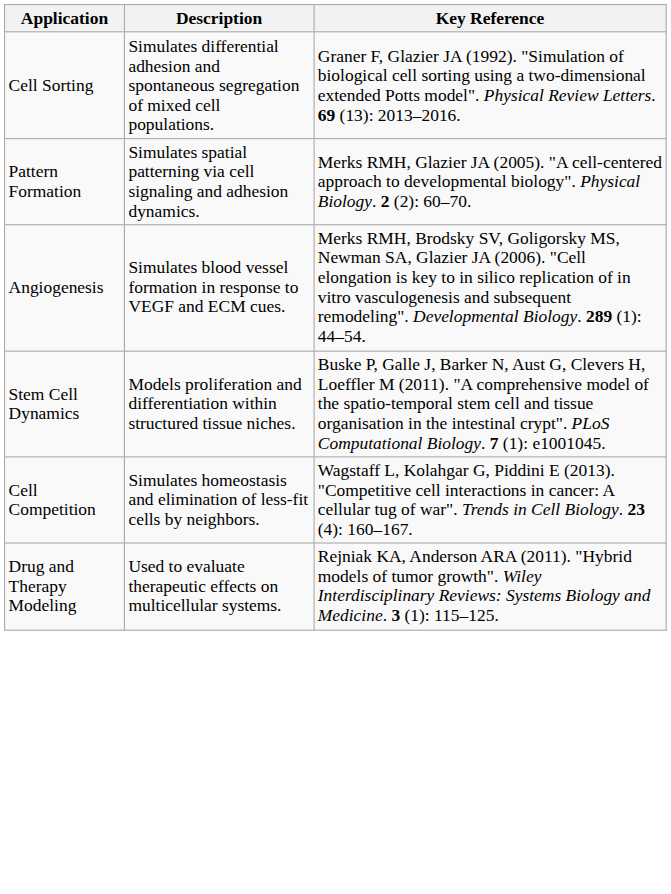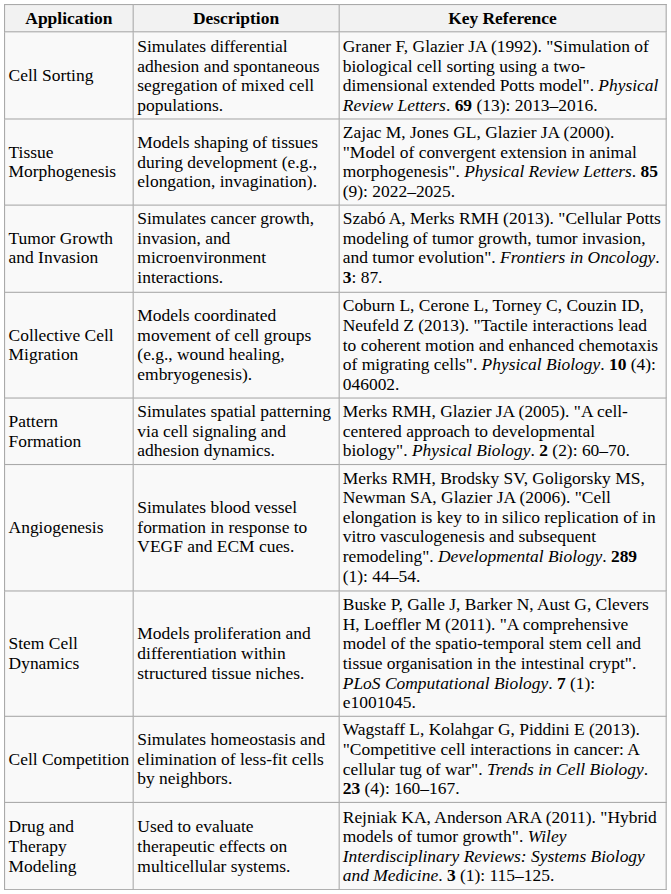+ row: (62, 161)
+ row: (61, 248)
+ row: (61, 344)
